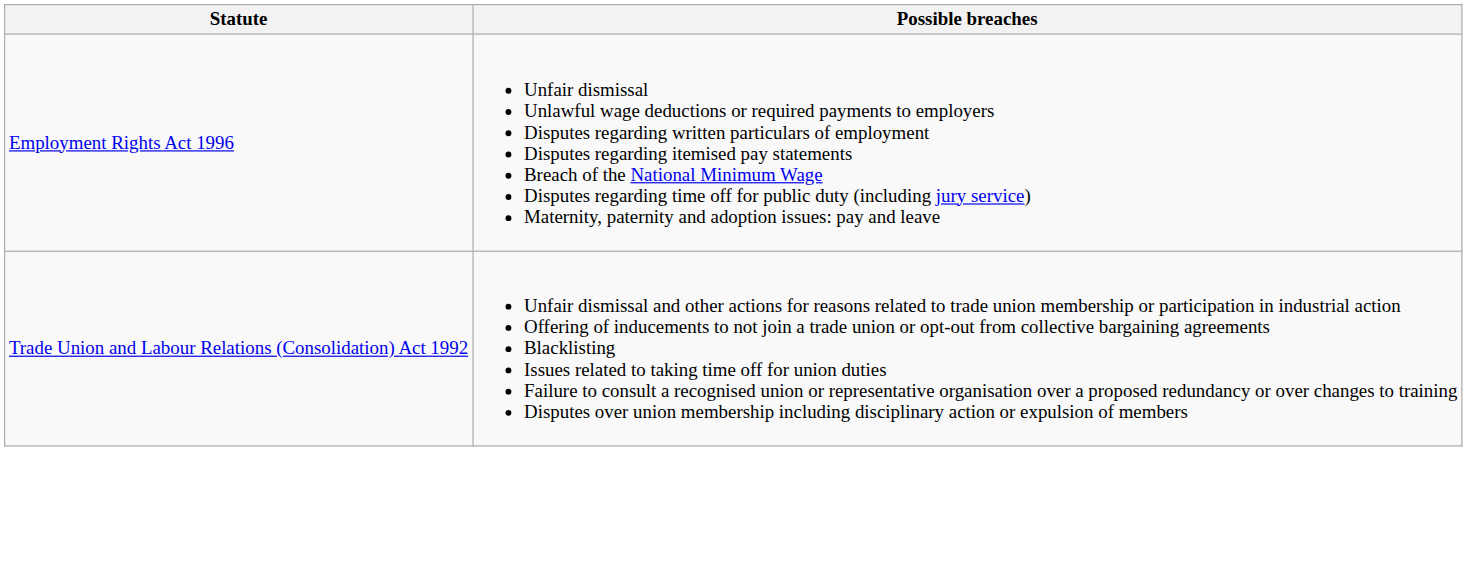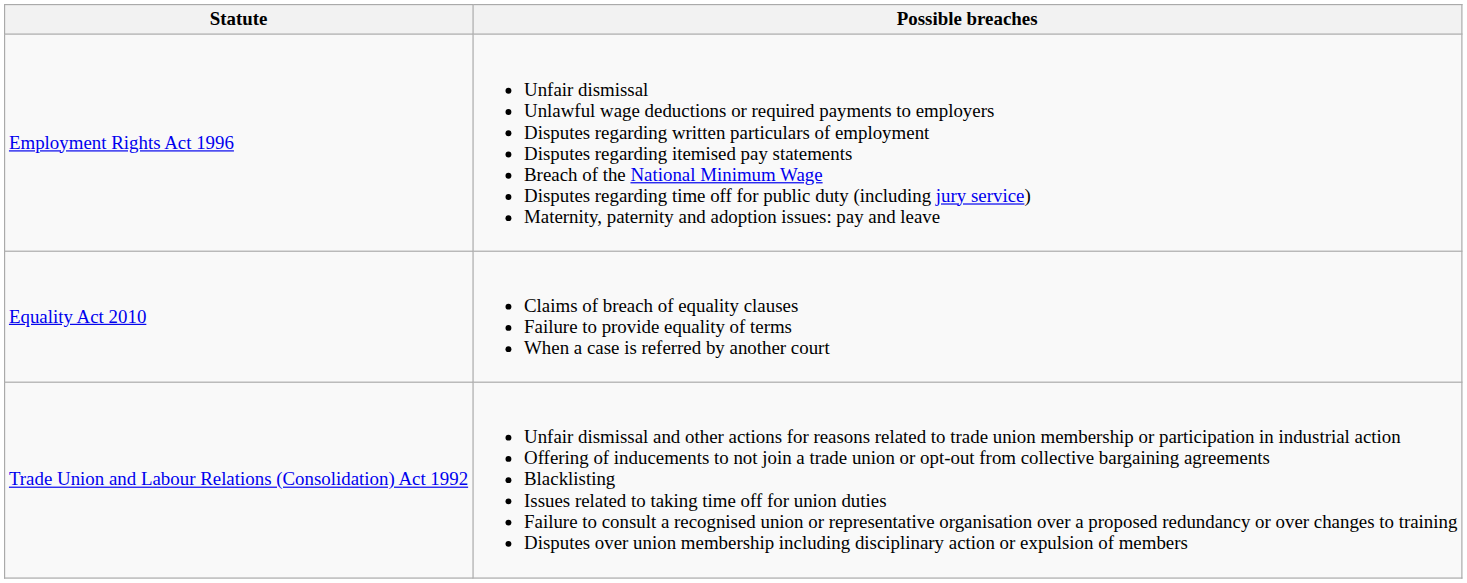+ row: (78, 316)
